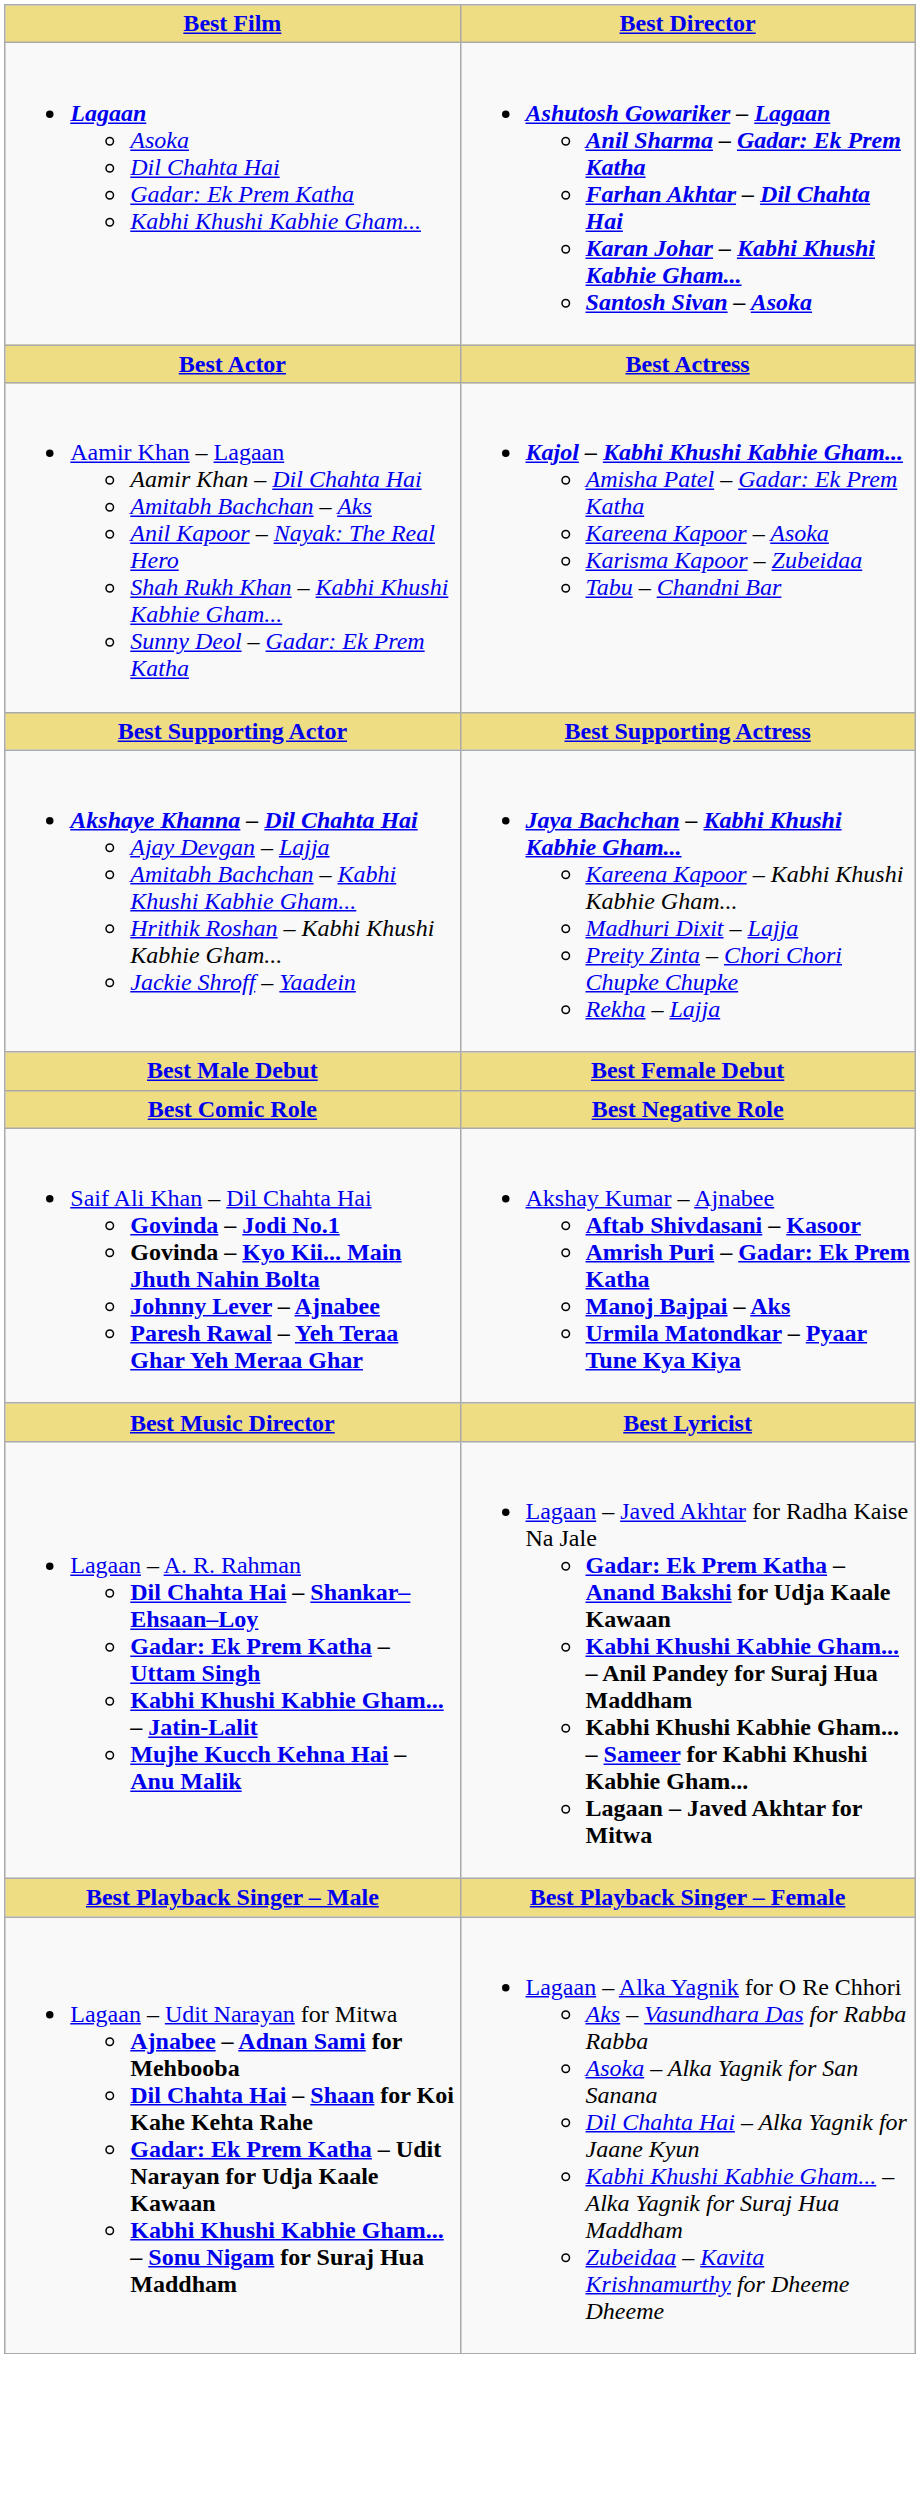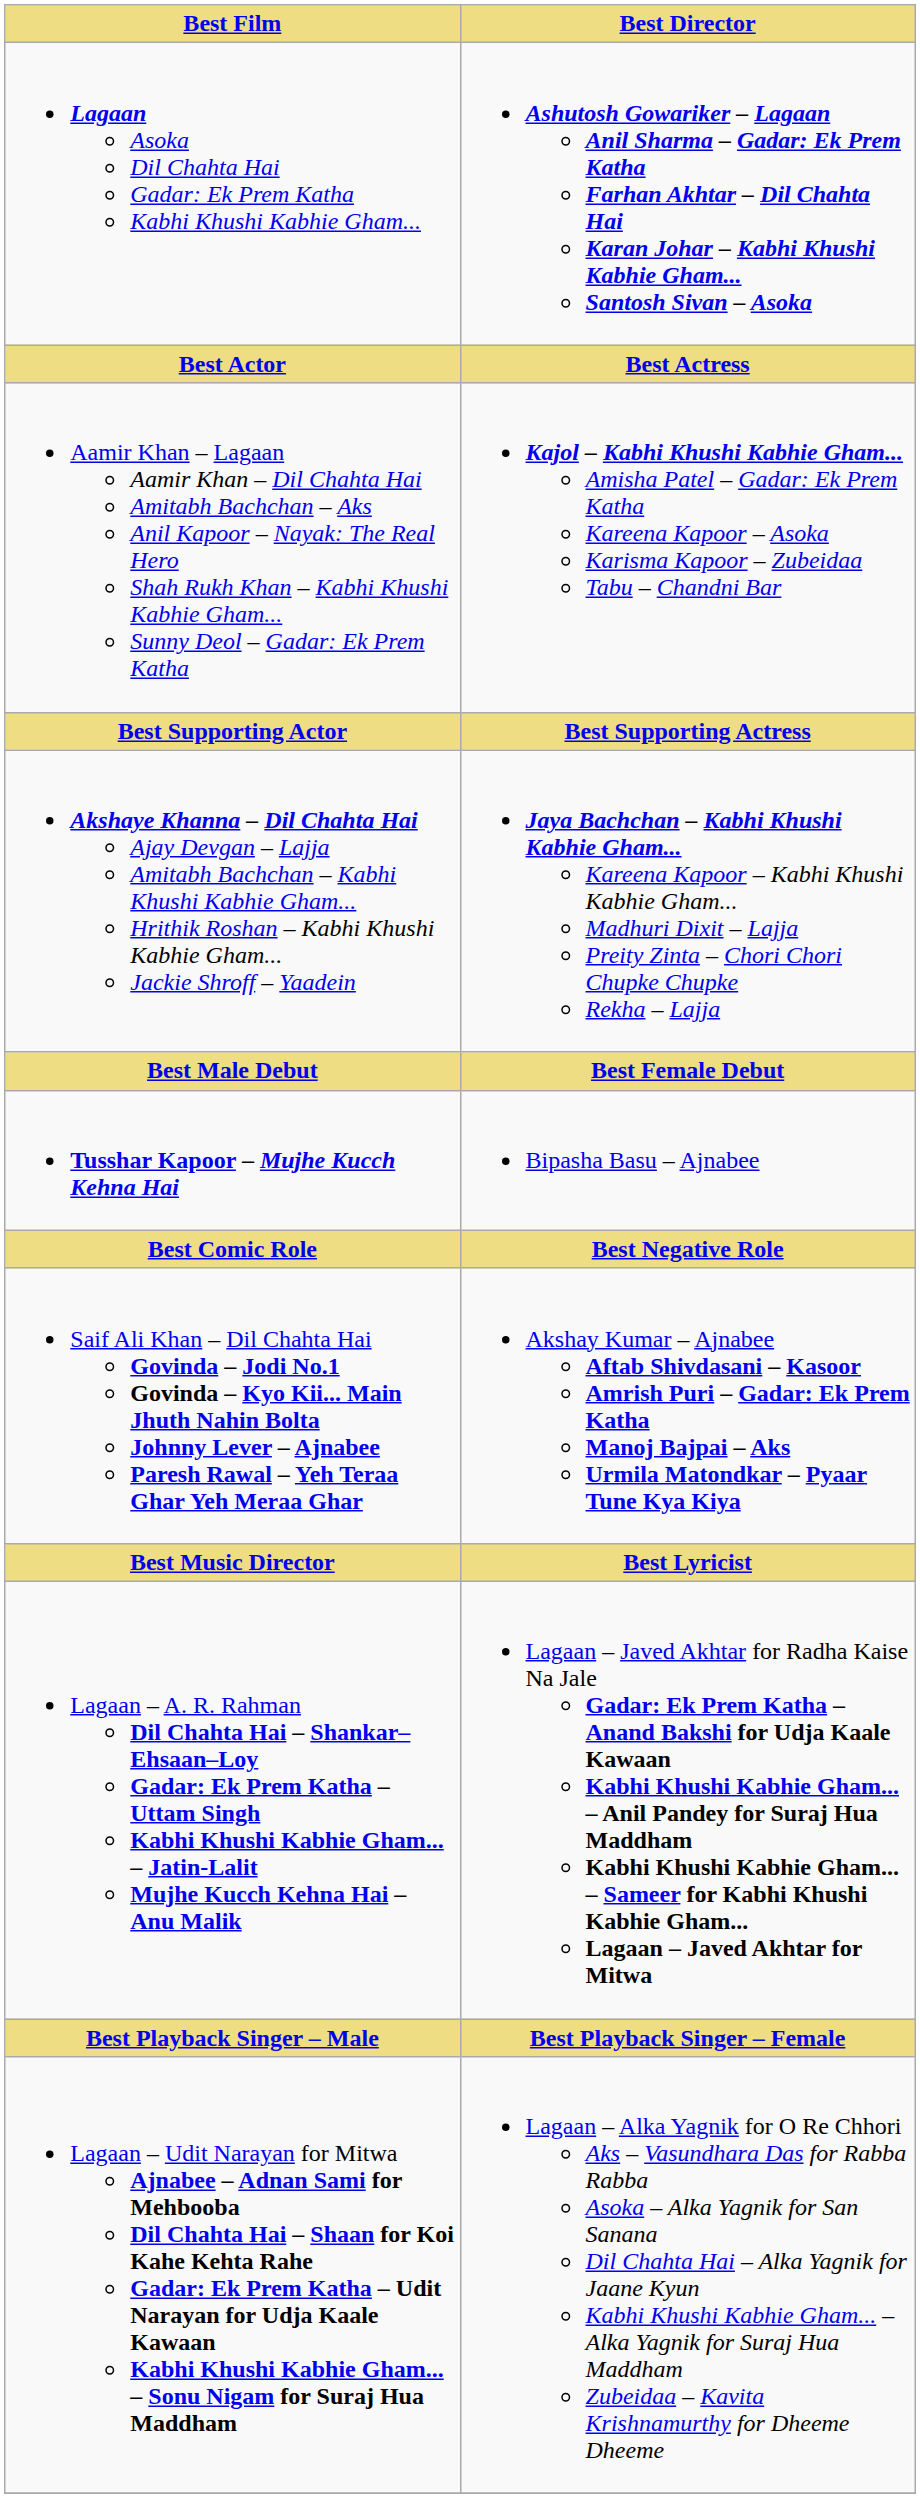+ row: (232, 1174)
